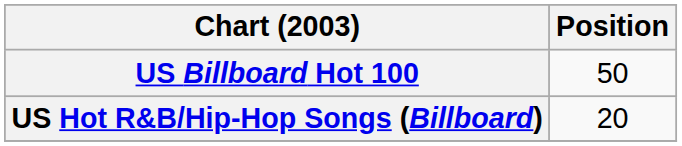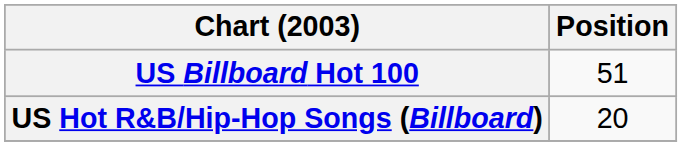(613, 72) 50 -> (613, 72) 51
